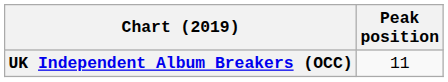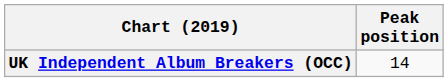(400, 64) 11 -> (400, 64) 14
